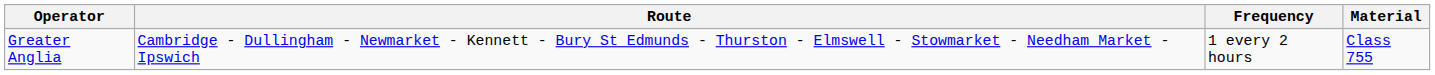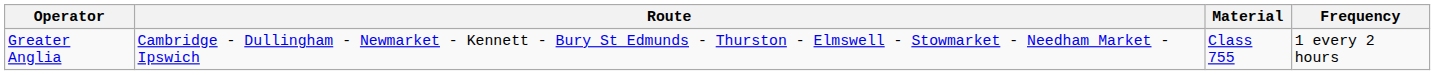columns swapped: (1386, 17) <-> (1274, 17)
